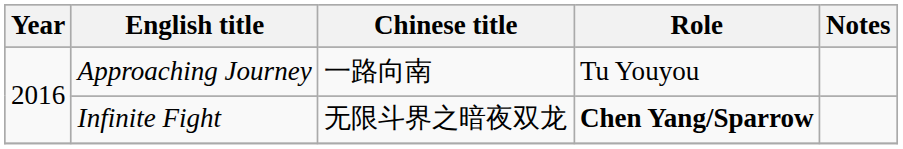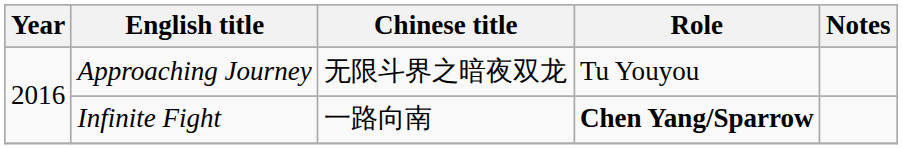(378, 70) 一路向南 -> (446, 70) 无限斗界之暗夜双龙
(446, 118) 无限斗界之暗夜双龙 -> (378, 118) 一路向南
